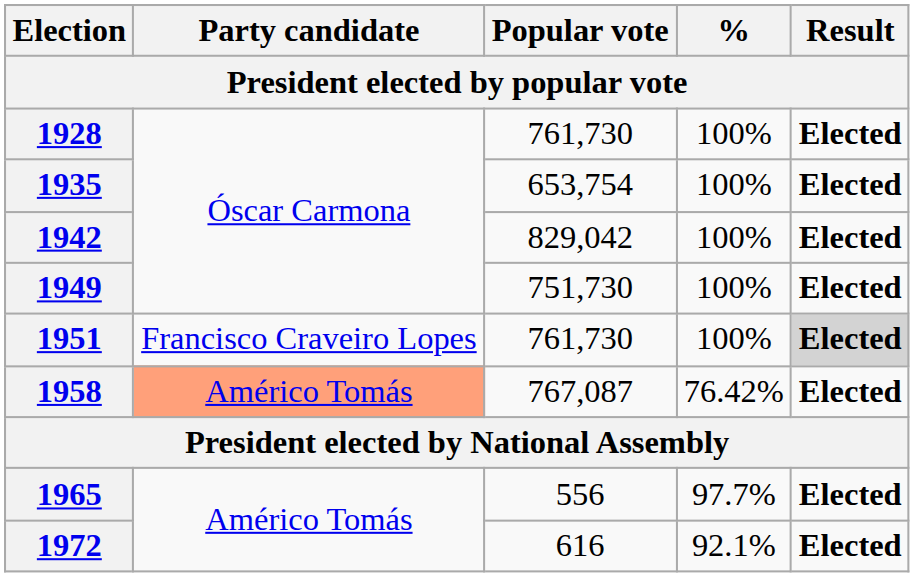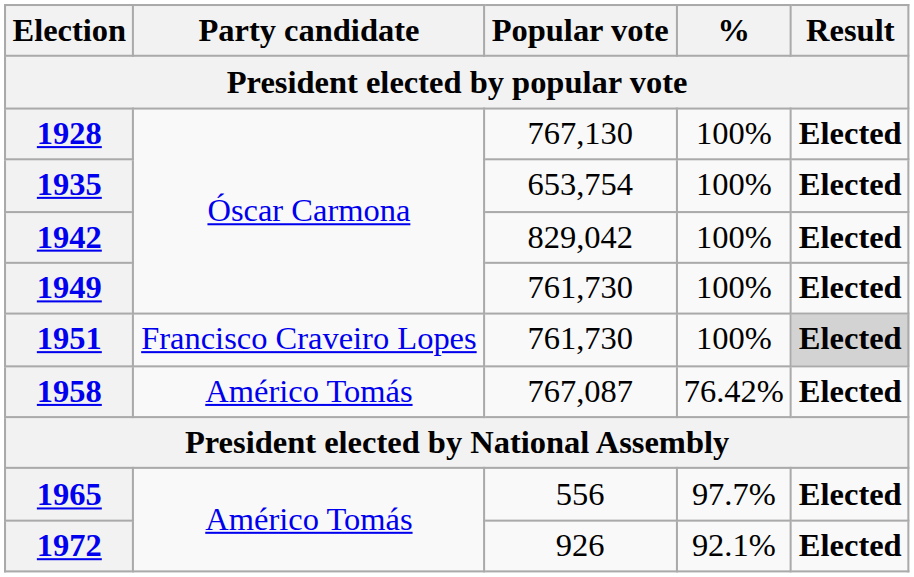(580, 133) 761,730 -> (580, 133) 767,130
(580, 287) 751,730 -> (580, 287) 761,730
(309, 390) lightsalmon background -> (309, 390) no background
(580, 545) 616 -> (580, 545) 926
